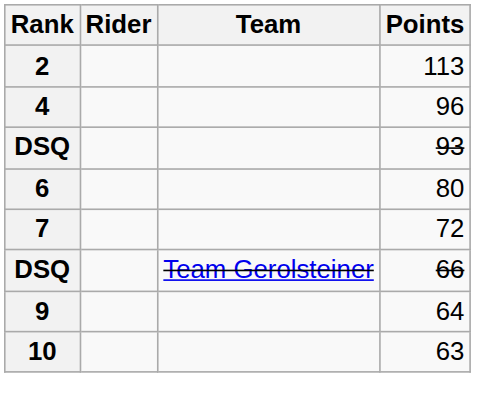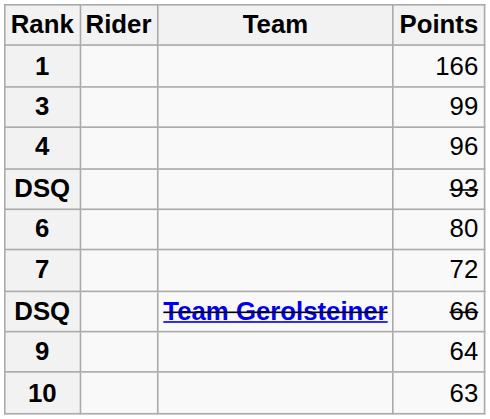+ row: (42, 65)
- row: (42, 65)
+ row: (42, 106)
(269, 270) normal -> (275, 310) bold
